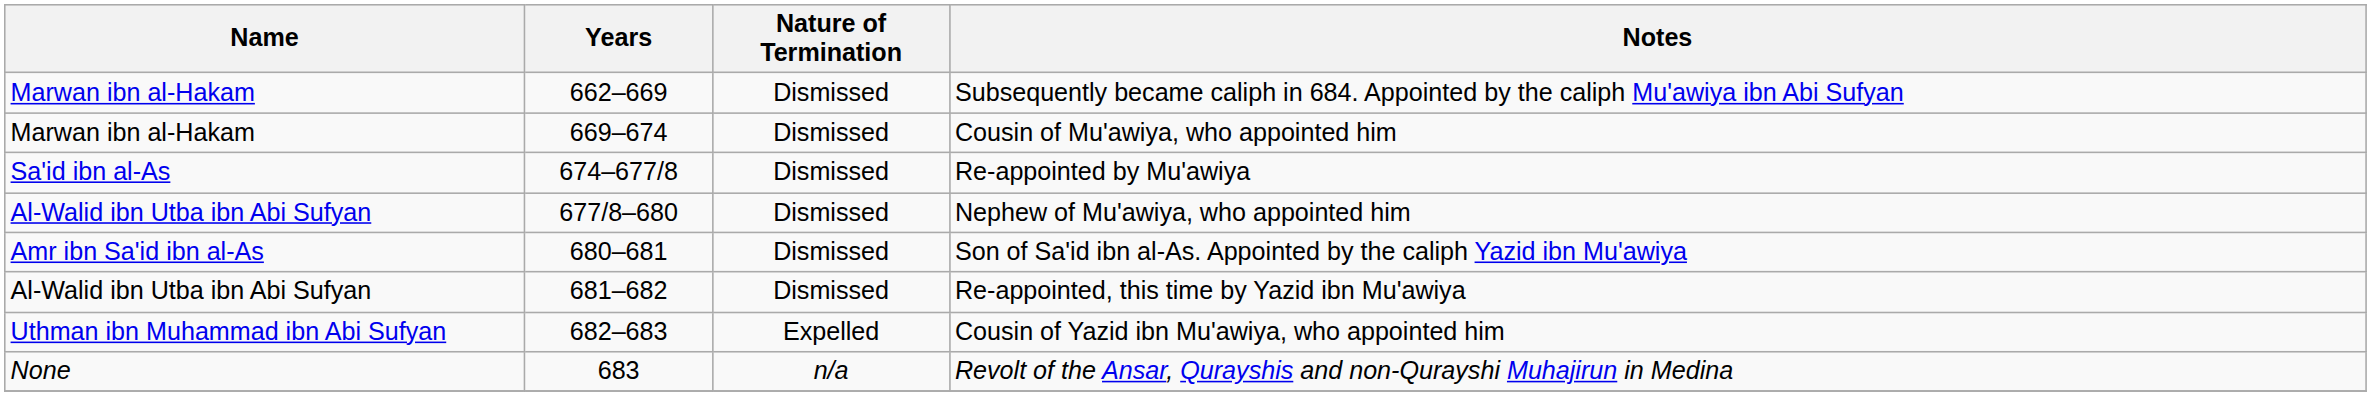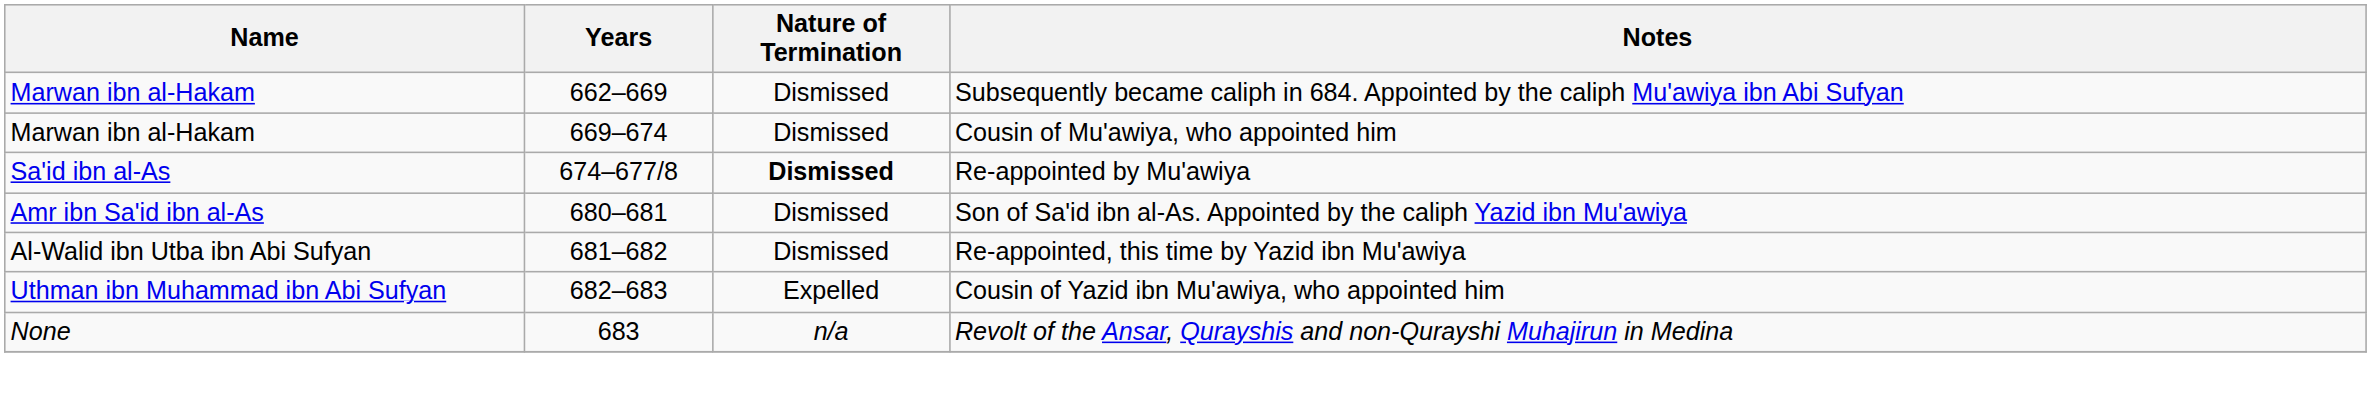(831, 172) normal -> (831, 172) bold
- row: (1183, 212)
